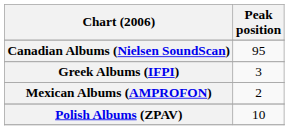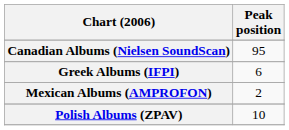(259, 72) 3 -> (259, 72) 6
